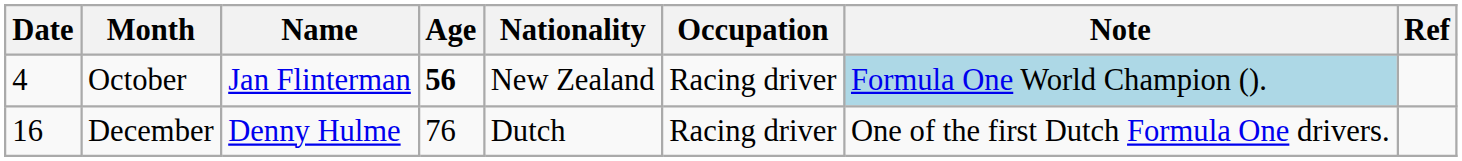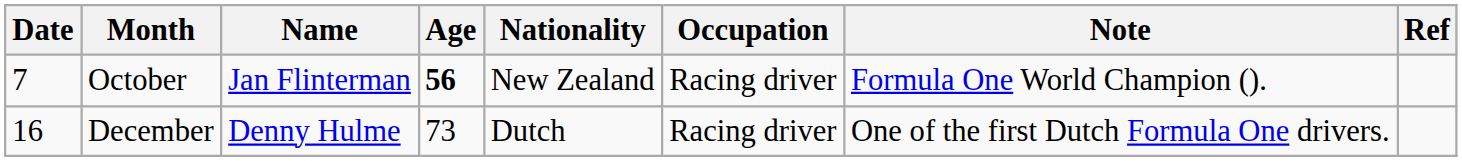(20, 79) 4 -> (20, 79) 7
(1059, 79) lightblue background -> (1059, 79) no background
(441, 130) 76 -> (441, 130) 73
